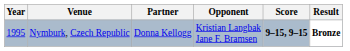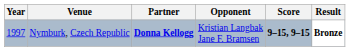(16, 33) 1995 -> (16, 33) 1997
(163, 33) normal -> (164, 33) bold
